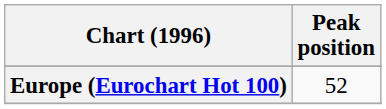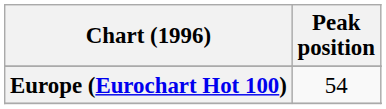(336, 84) 52 -> (336, 84) 54
